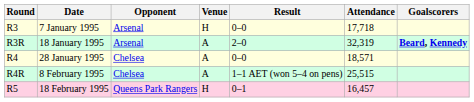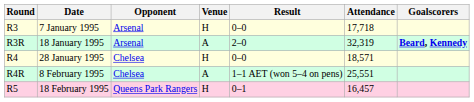(205, 58) A -> (205, 58) H
(360, 74) 25,515 -> (360, 74) 25,551
